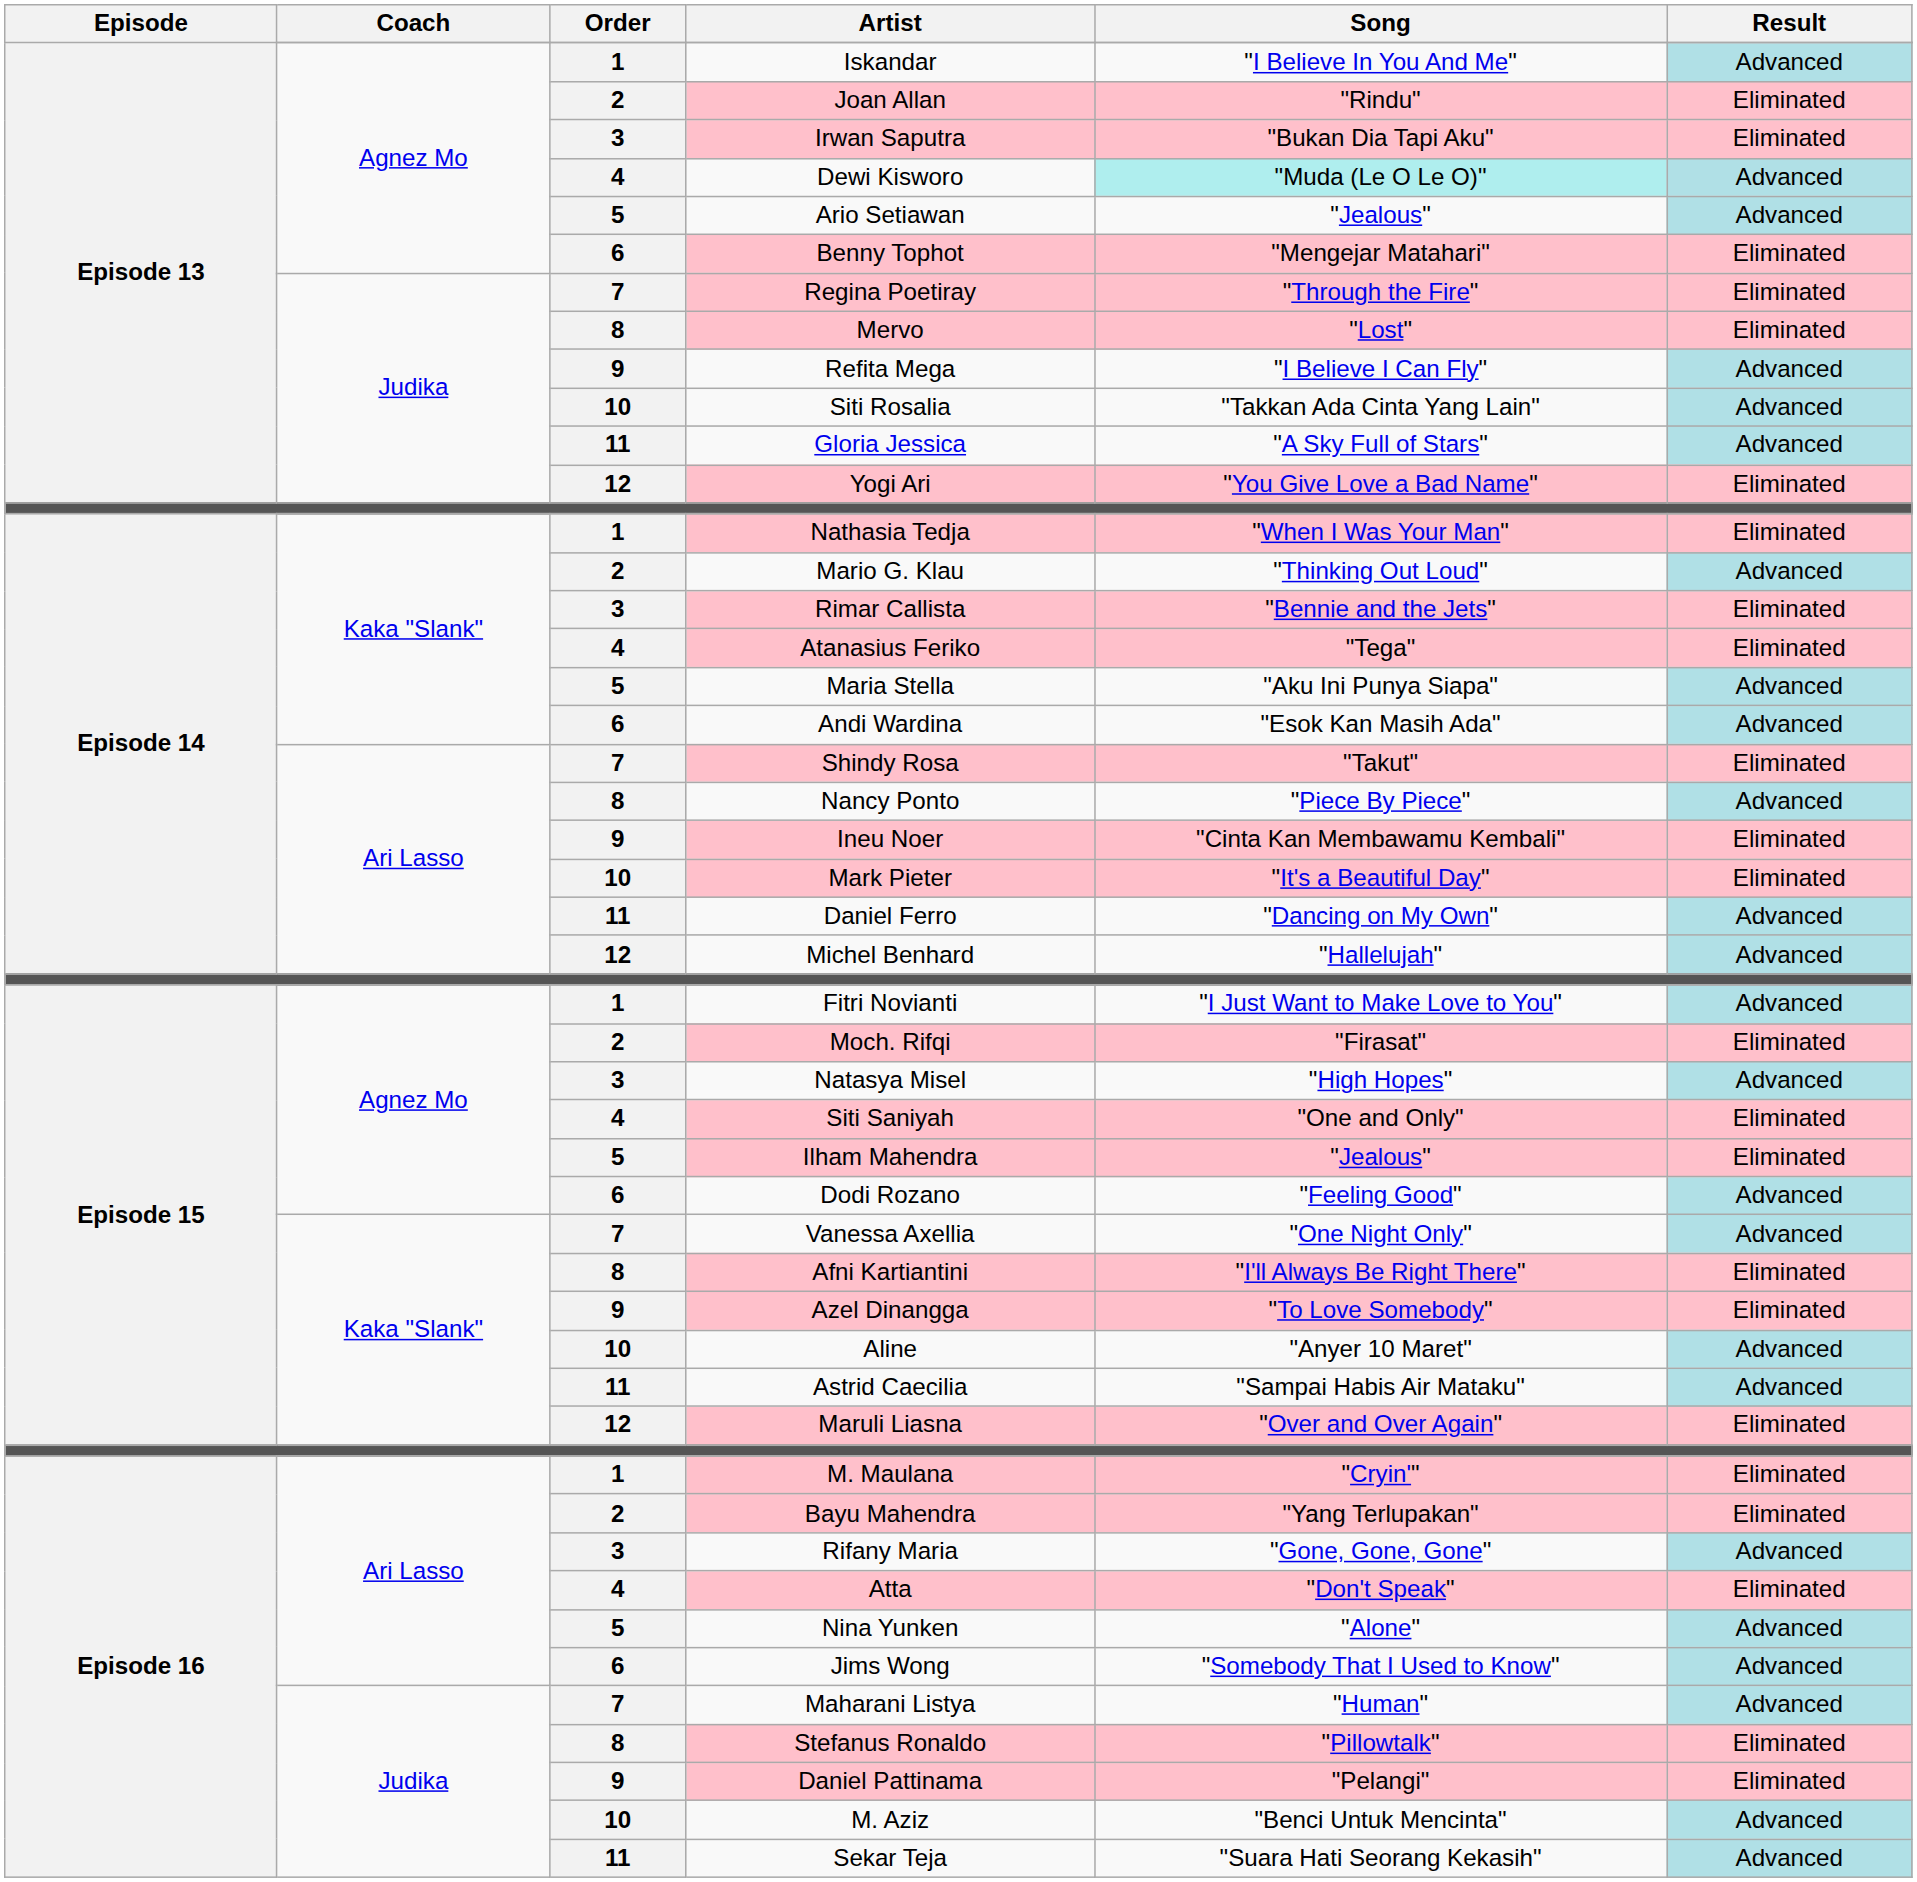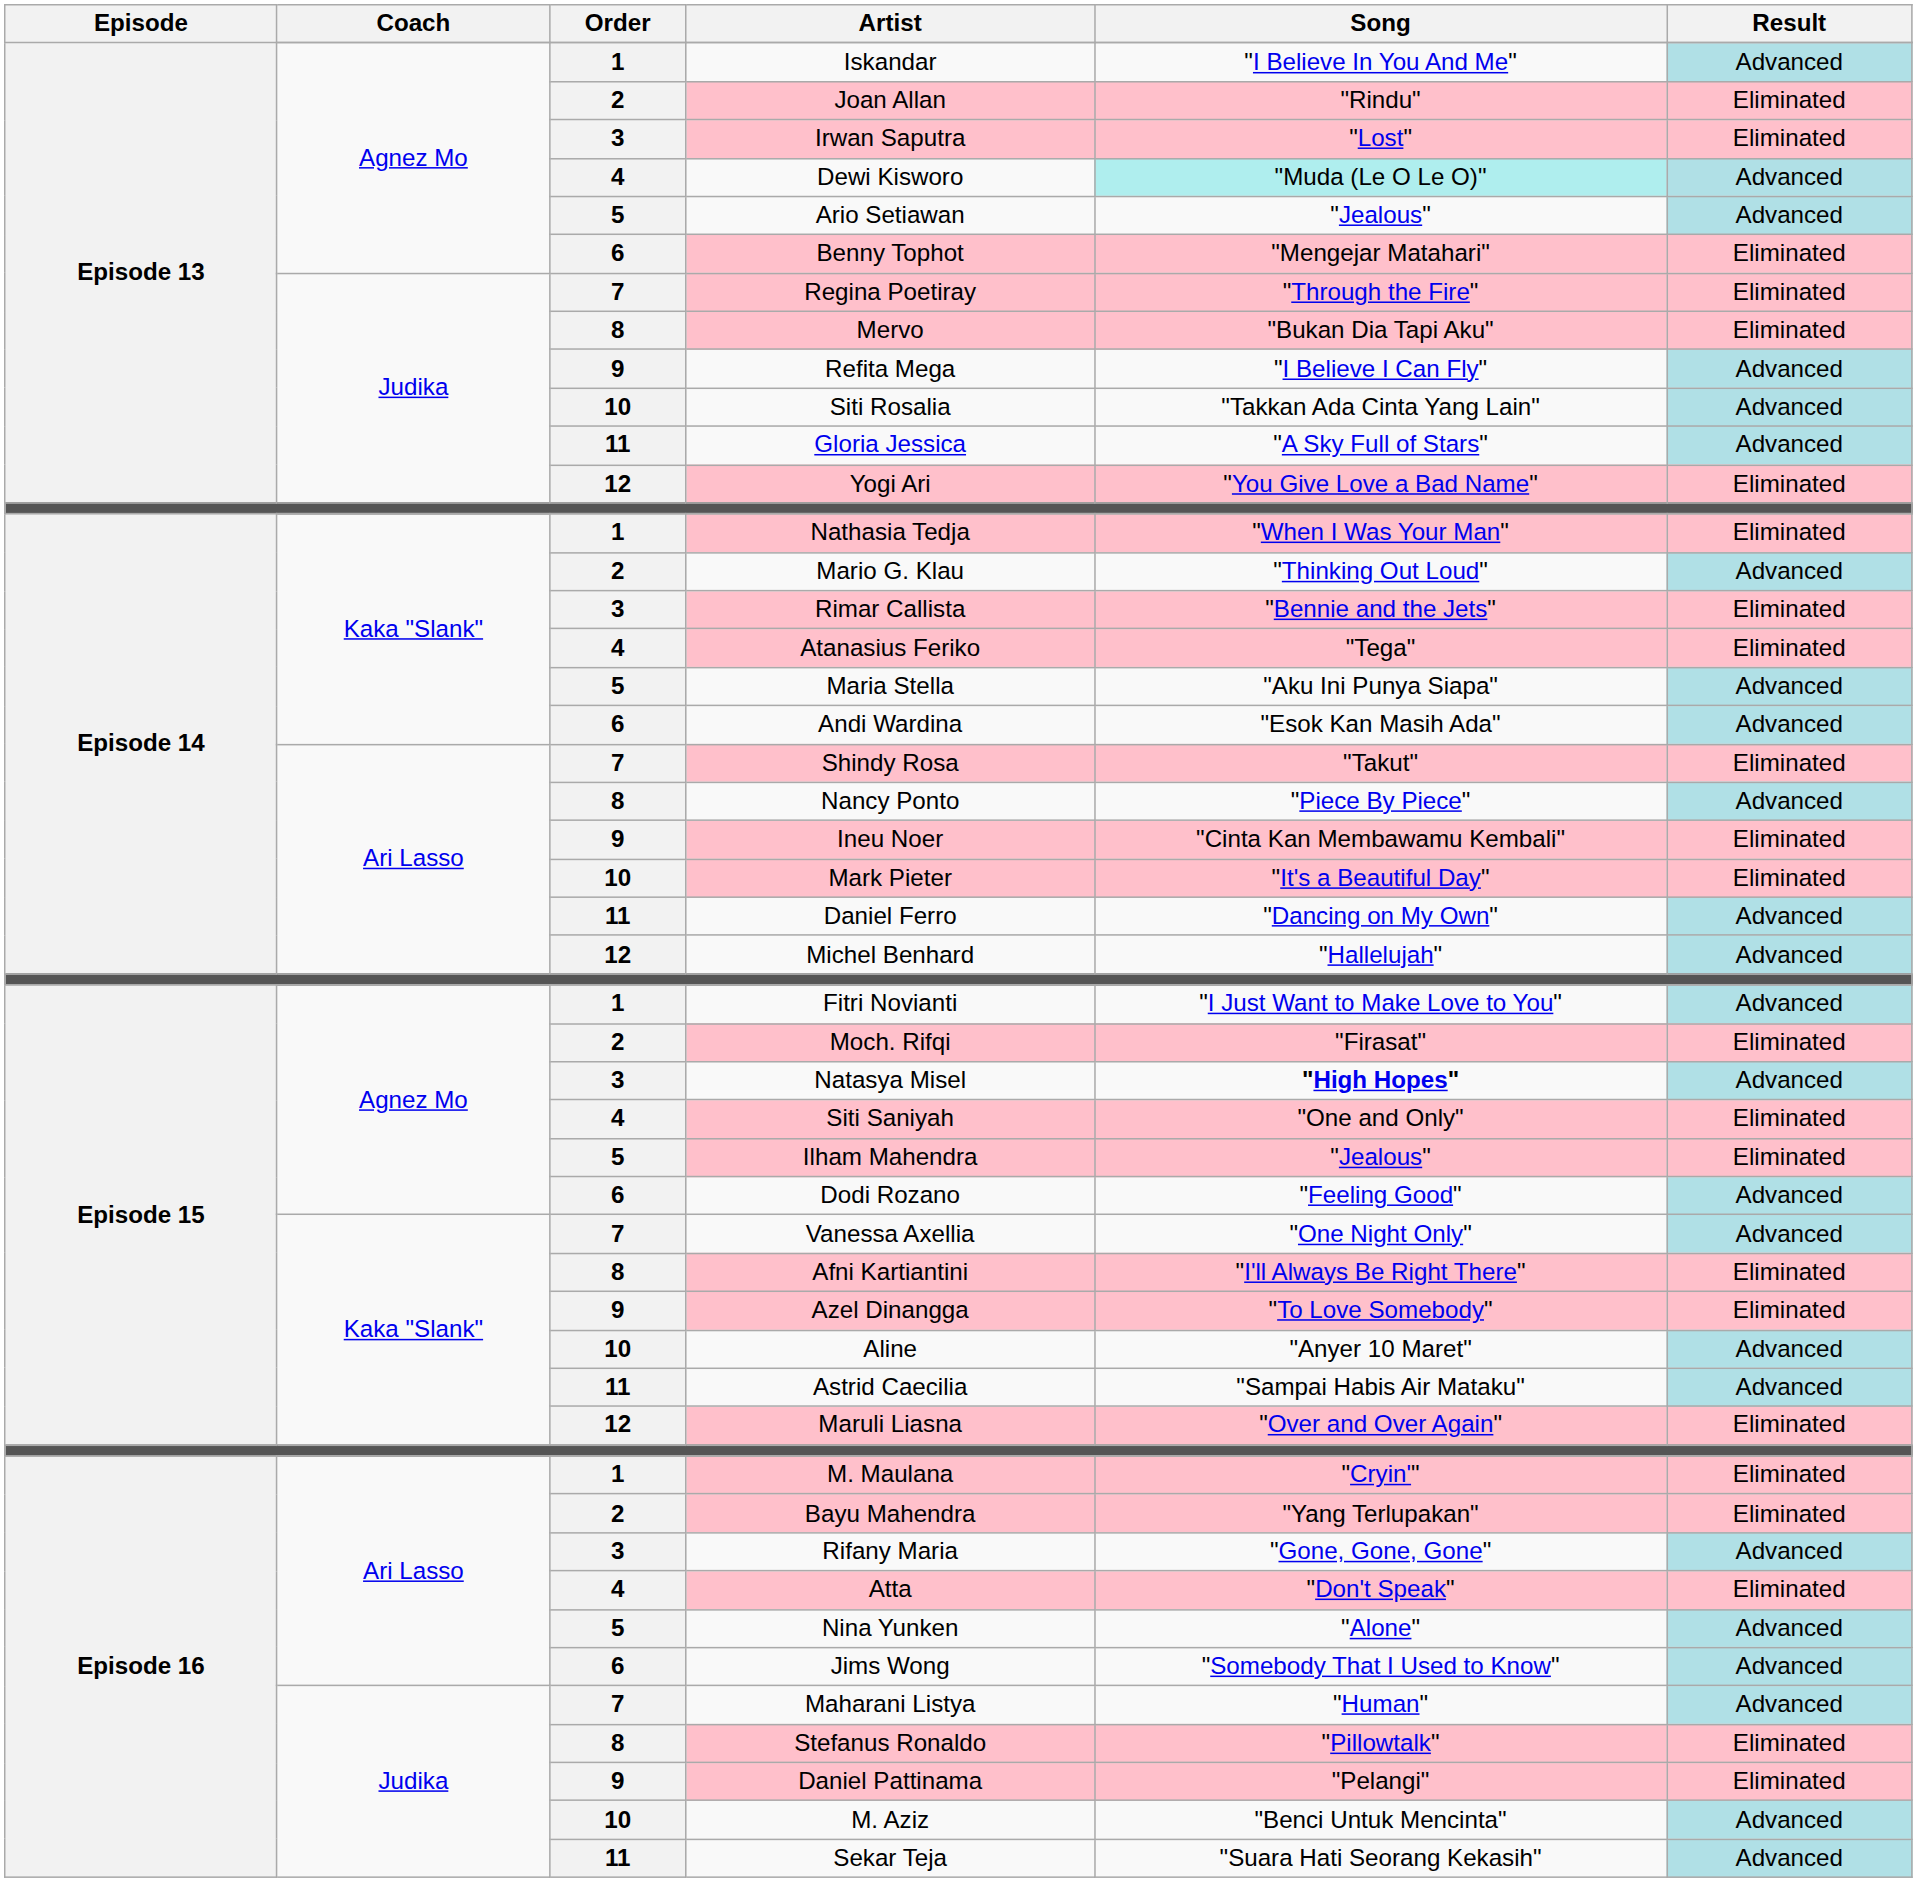(1381, 138) "Bukan Dia Tapi Aku" -> (1381, 138) "Lost"
(1381, 330) "Lost" -> (1381, 330) "Bukan Dia Tapi Aku"
(1381, 1080) normal -> (1381, 1080) bold
